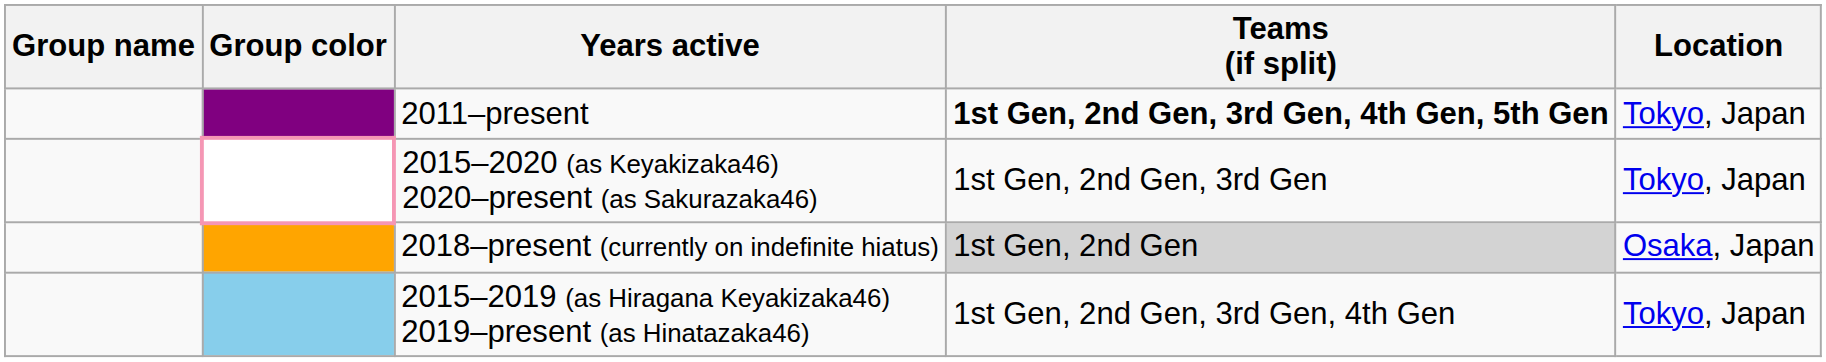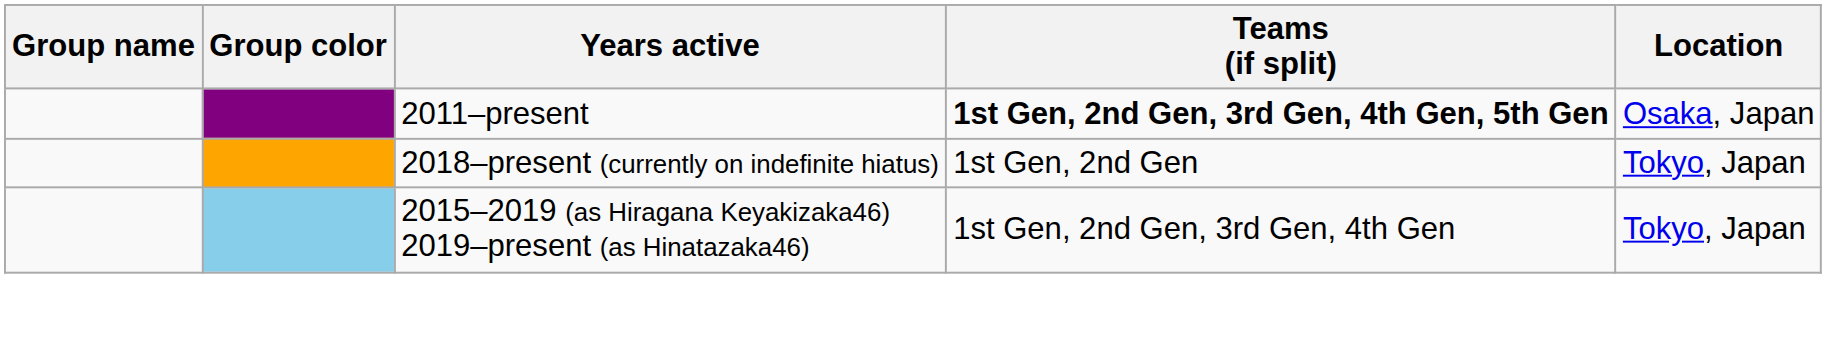(1714, 113) Tokyo, Japan -> (1719, 113) Osaka, Japan
- row: (610, 179)
(1076, 246) lightgrey background -> (1076, 162) no background
(1719, 246) Osaka, Japan -> (1714, 162) Tokyo, Japan
